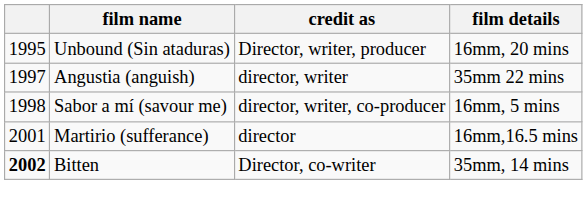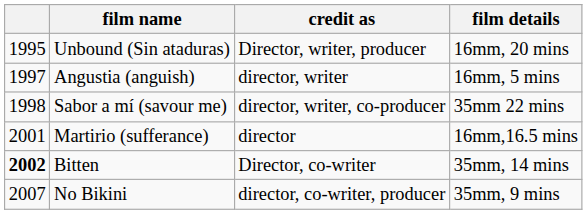(509, 77) 35mm 22 mins -> (507, 77) 16mm, 5 mins
(507, 106) 16mm, 5 mins -> (509, 106) 35mm 22 mins
+ row: (91, 194)
